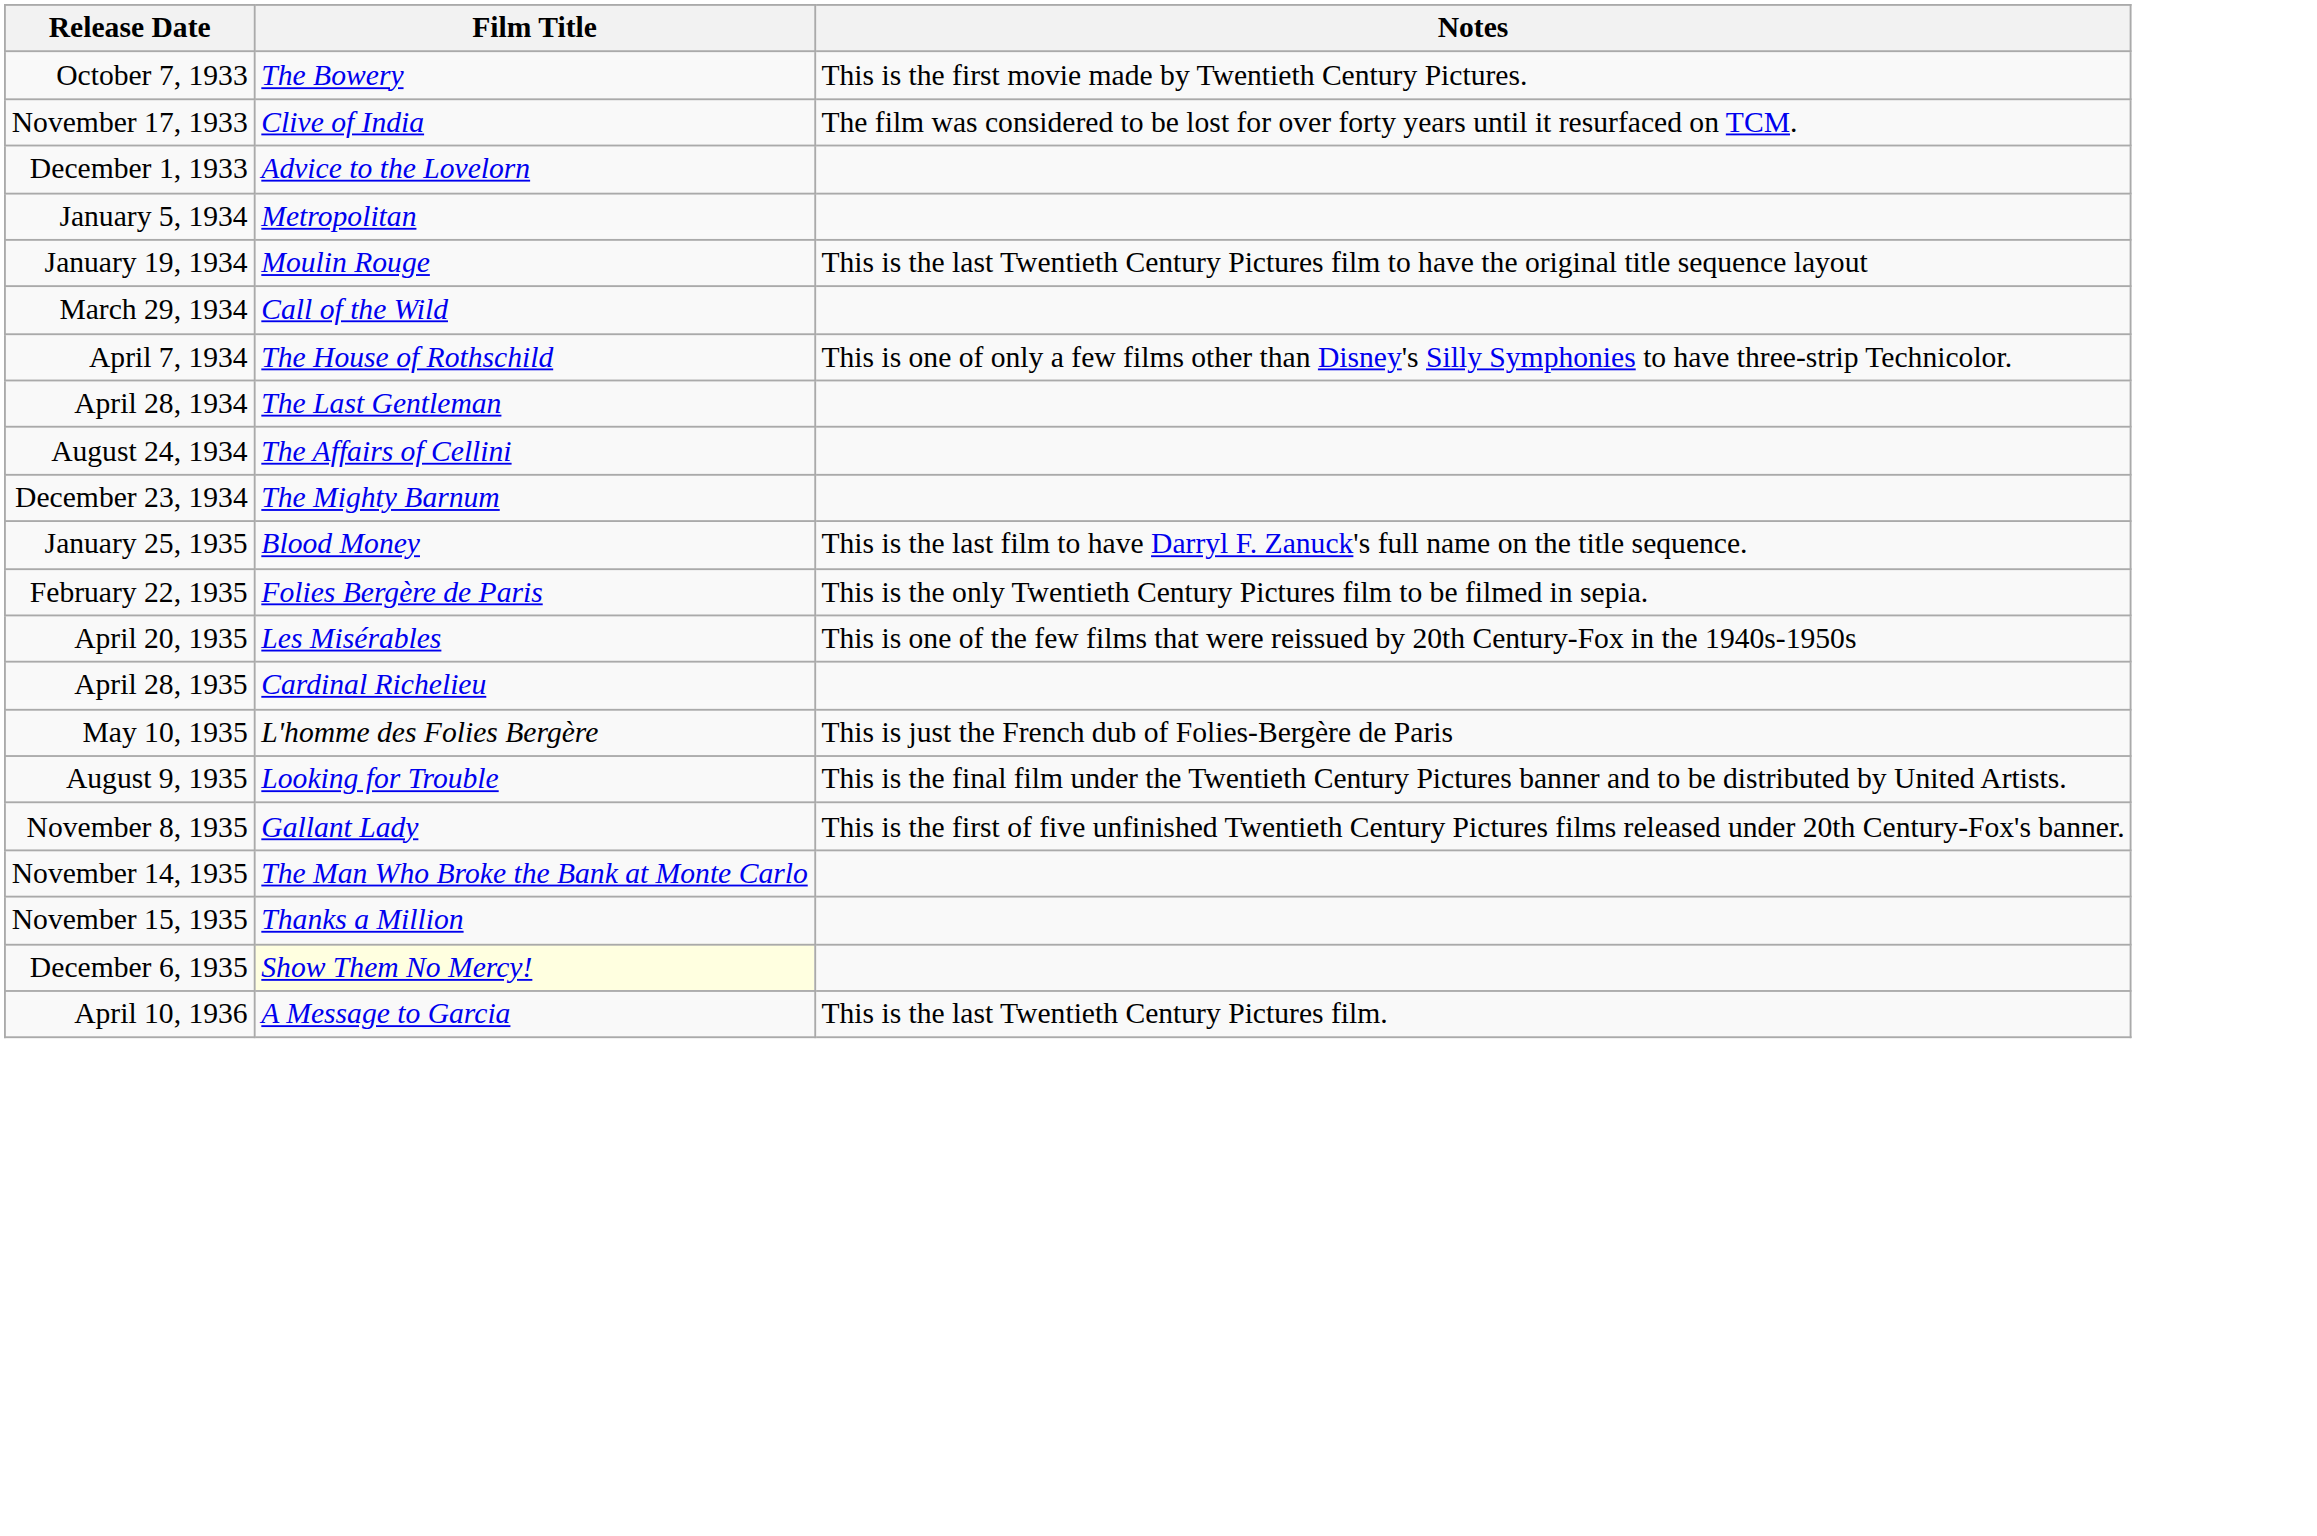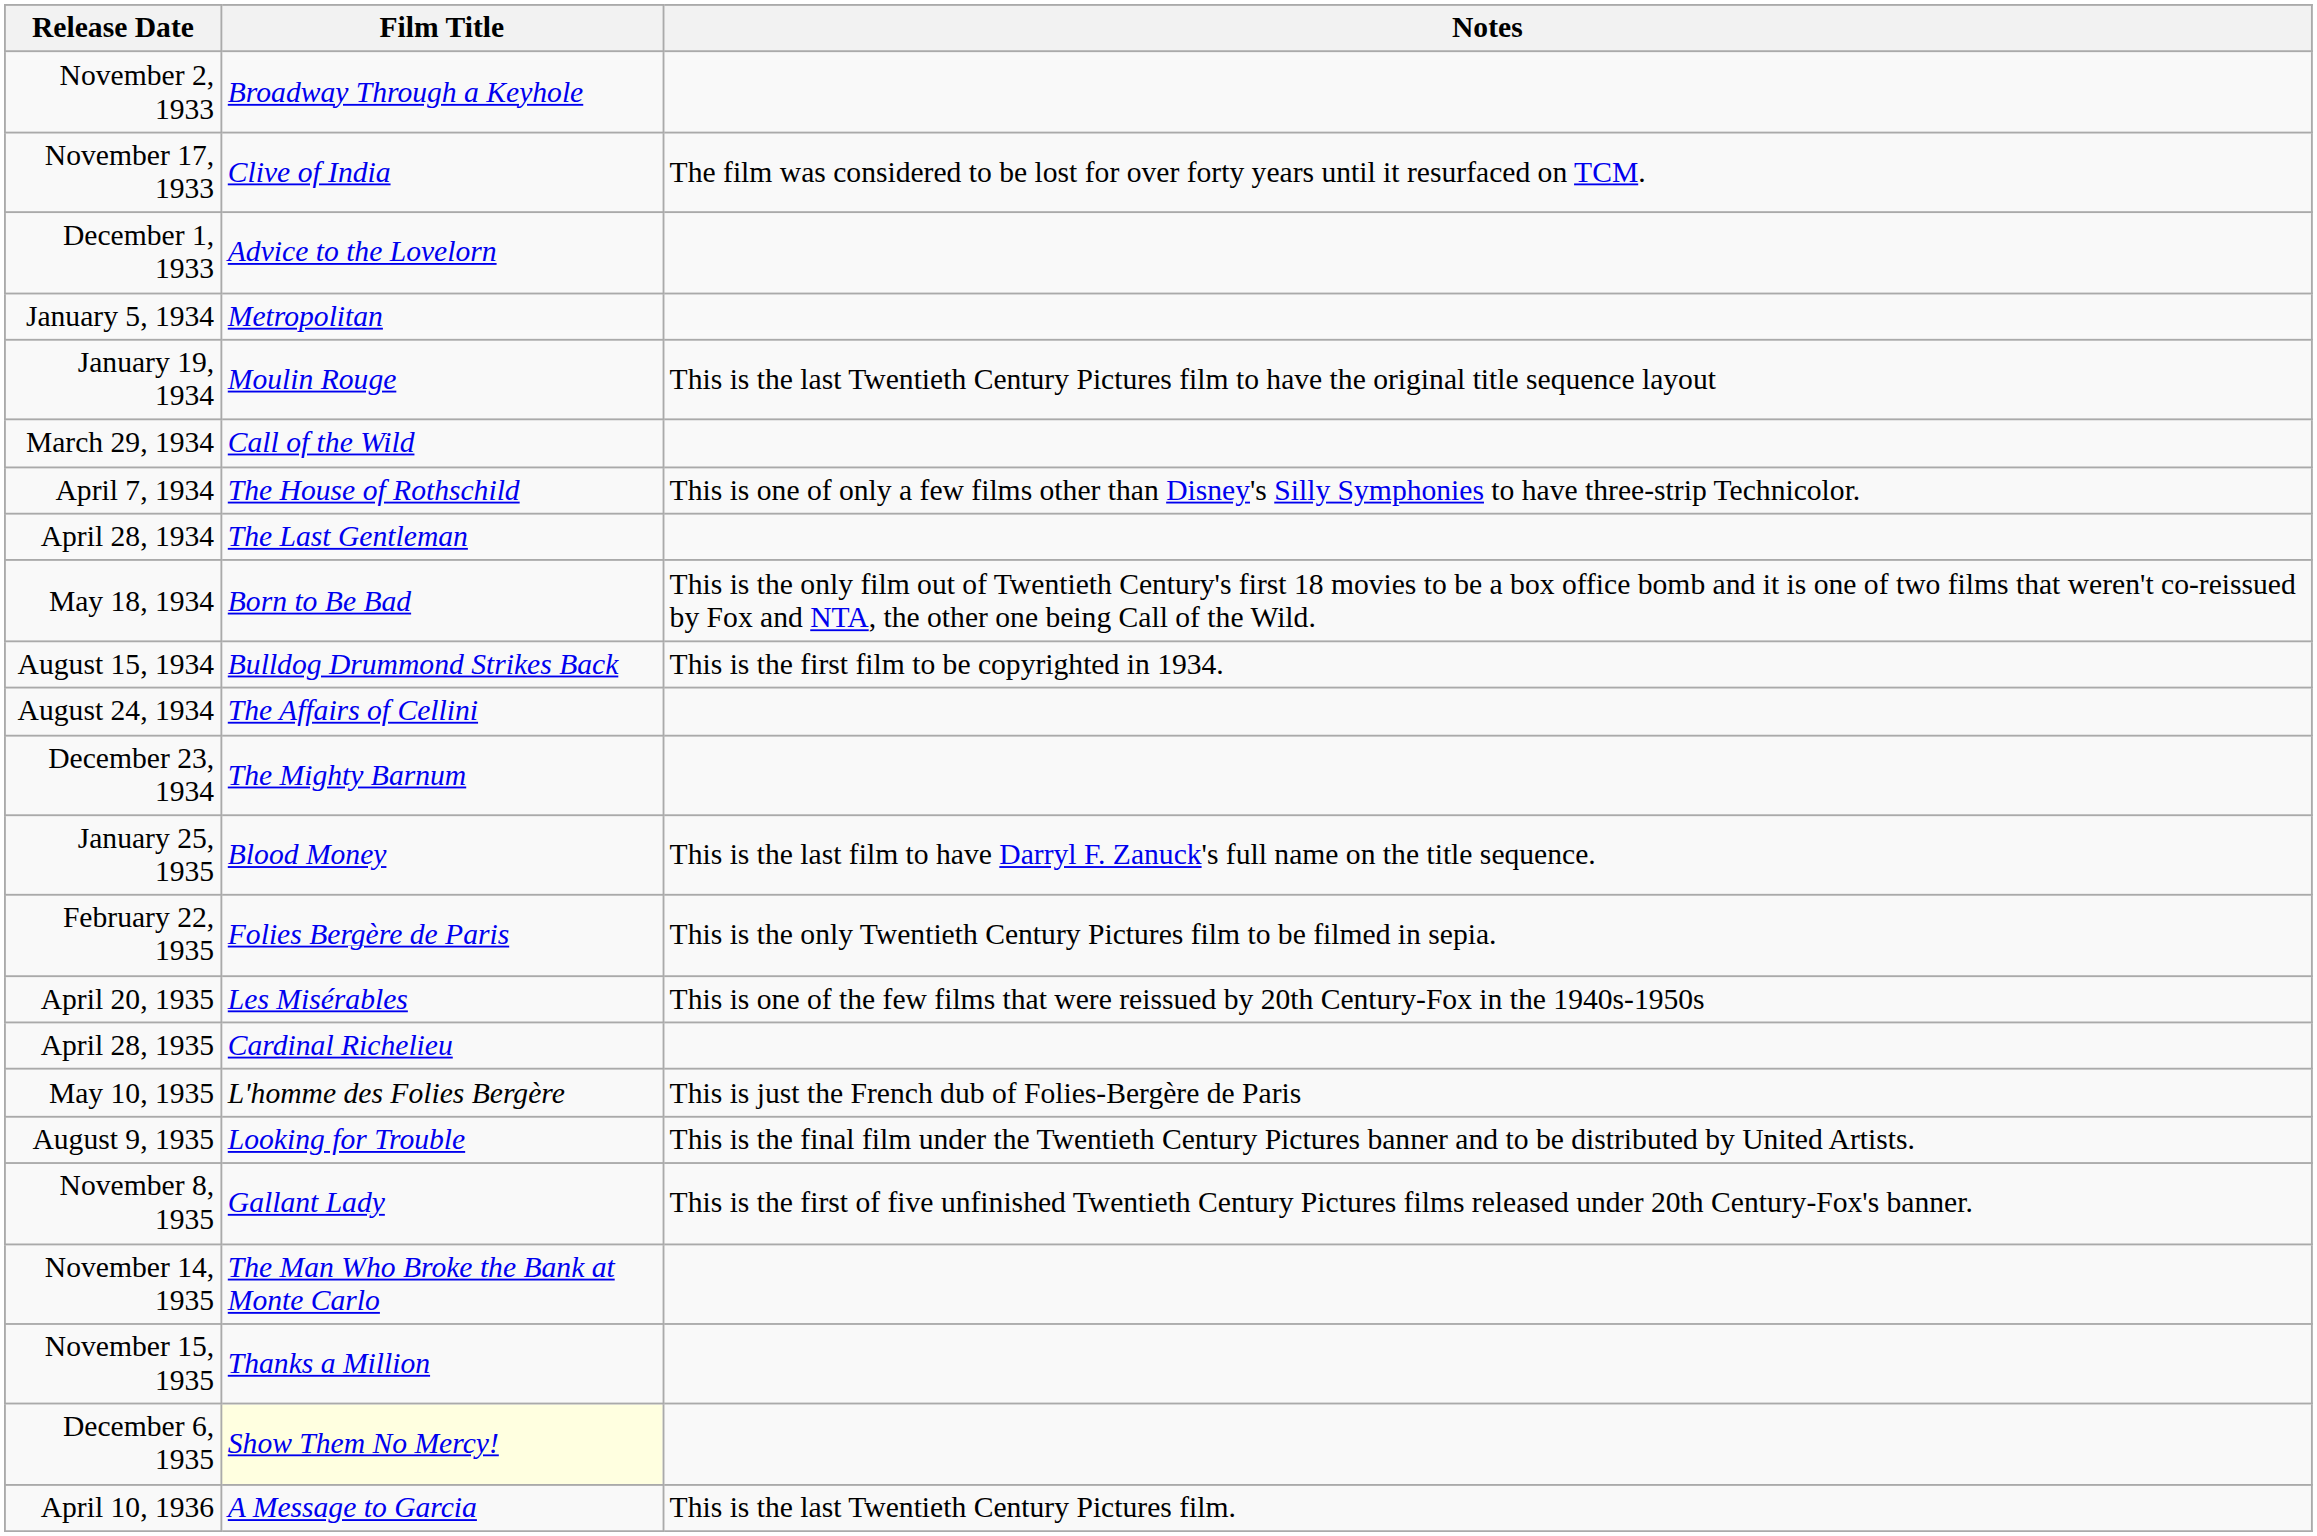- row: (152, 74)
+ row: (137, 91)
+ row: (132, 600)
+ row: (116, 663)
